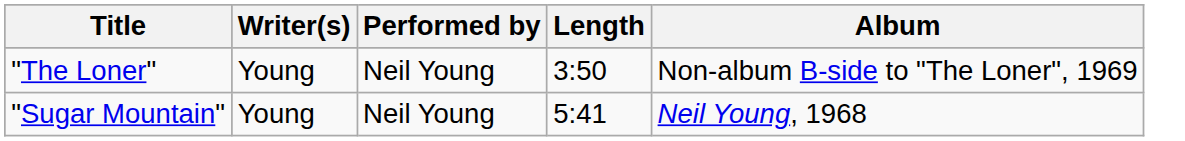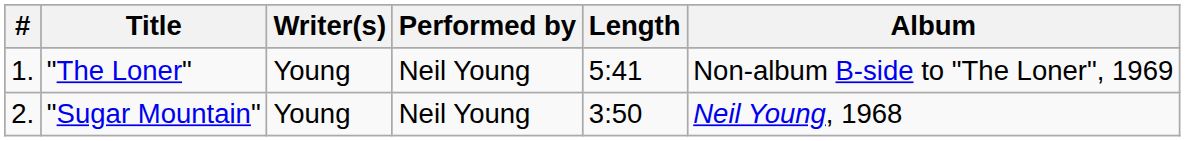+ column: (23, 26)
(580, 69) 3:50 -> (616, 69) 5:41
(580, 113) 5:41 -> (616, 113) 3:50
